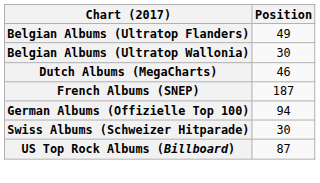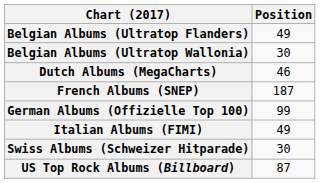(284, 110) 94 -> (284, 110) 99
+ row: (128, 130)
